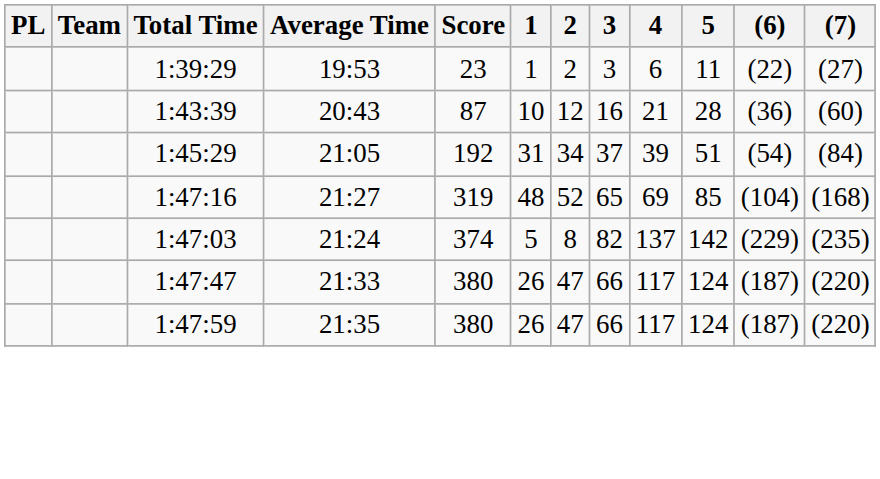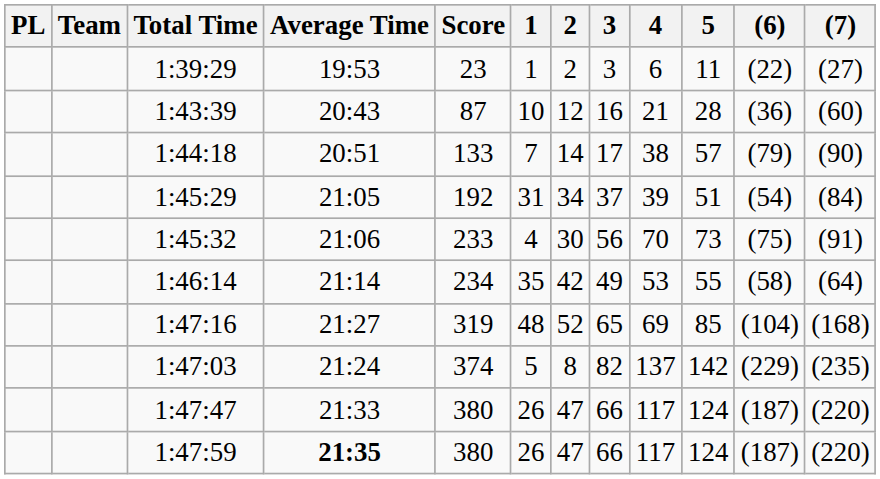+ row: (196, 153)
+ row: (196, 238)
+ row: (196, 281)
(350, 324) normal -> (350, 452) bold
